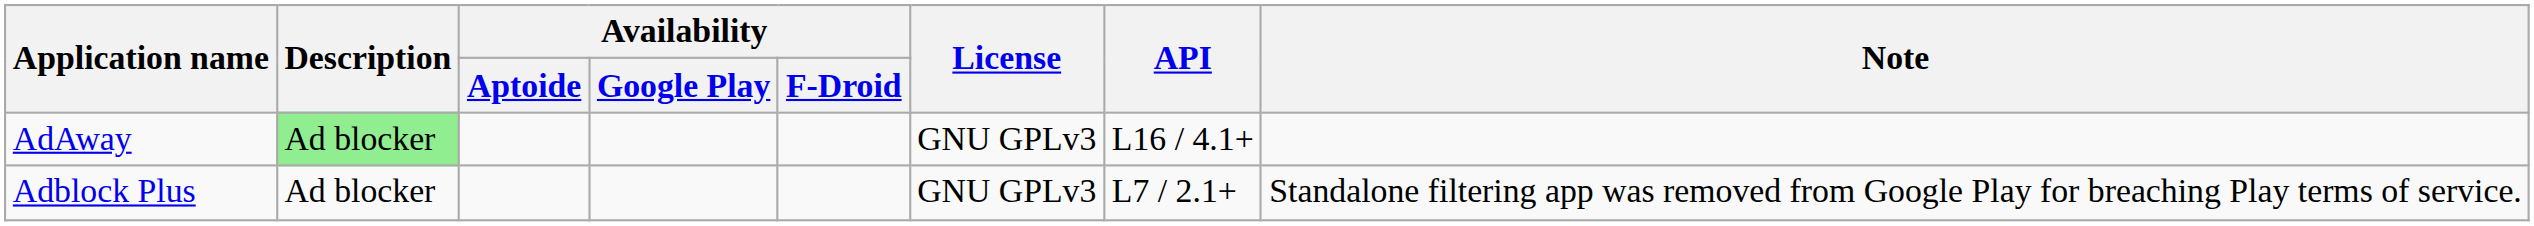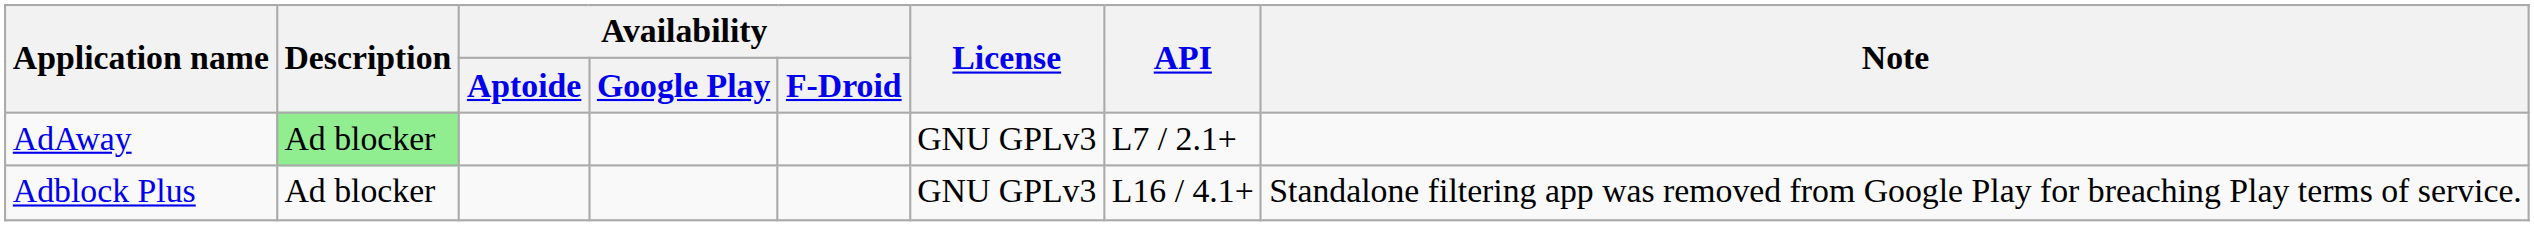(1183, 138) L16 / 4.1+ -> (1174, 138) L7 / 2.1+
(1174, 191) L7 / 2.1+ -> (1183, 191) L16 / 4.1+
